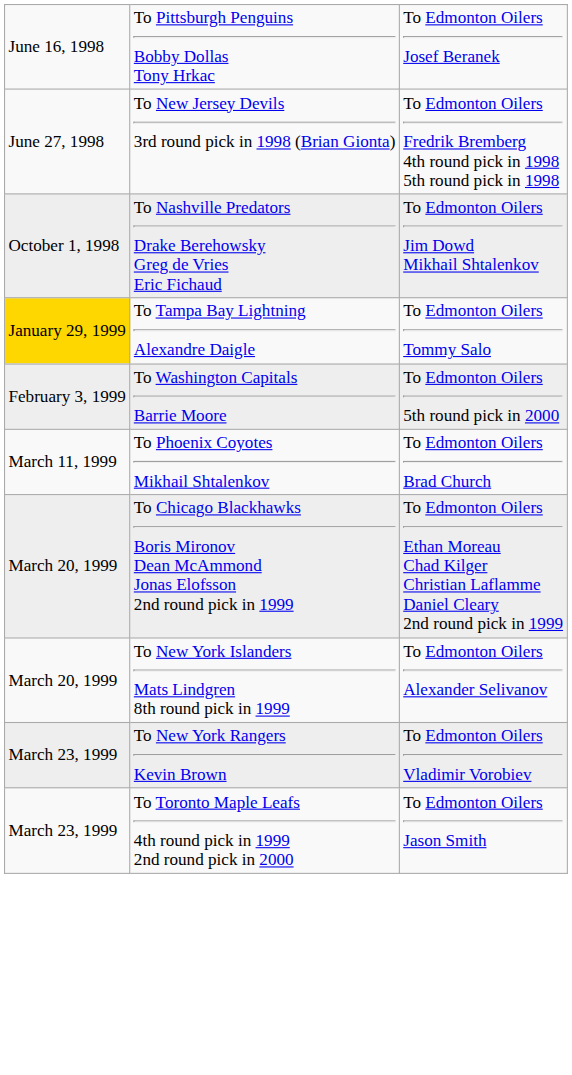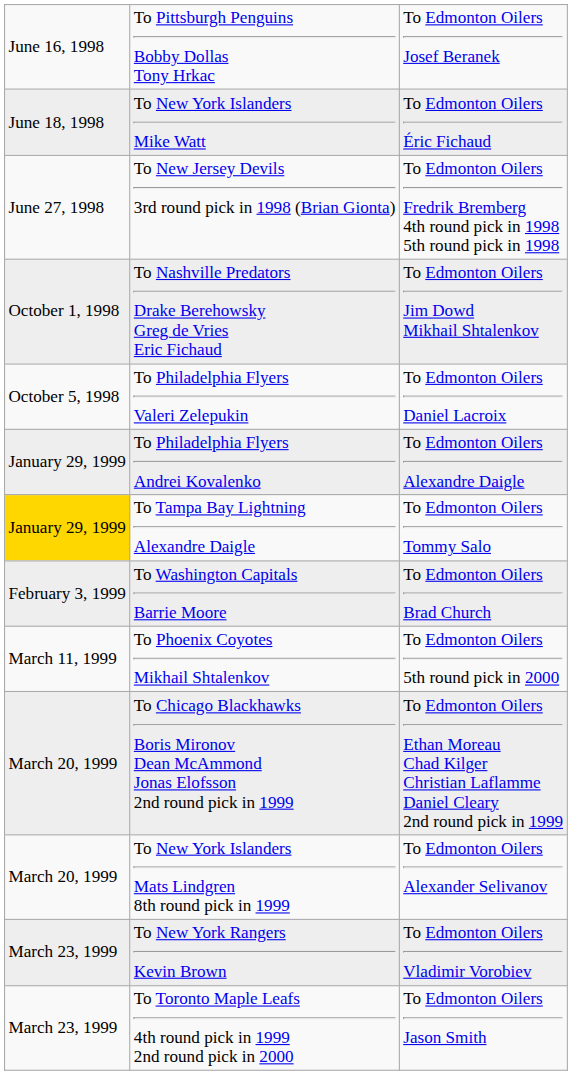+ row: (265, 122)
+ row: (265, 396)
+ row: (265, 461)
(483, 396) To Edmonton Oilers 5th round pick in 2000 -> (483, 593) To Edmonton Oilers Brad Church
(483, 461) To Edmonton Oilers Brad Church -> (483, 659) To Edmonton Oilers 5th round pick in 2000
